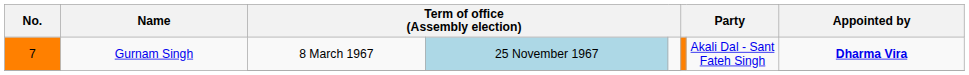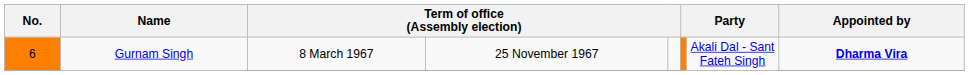(32, 53) 7 -> (32, 53) 6
(547, 53) lightblue background -> (547, 53) no background
